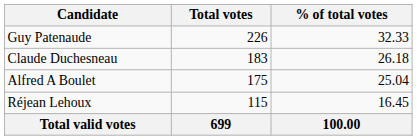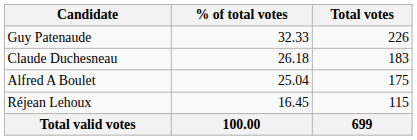columns swapped: (221, 15) <-> (341, 15)
